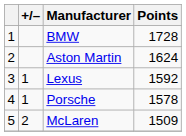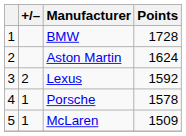(25, 79) 1 -> (25, 79) 2
(25, 121) 2 -> (25, 121) 1
